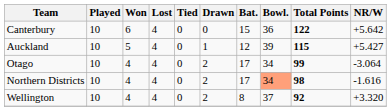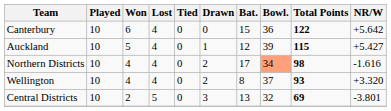- row: (20, 64)
(299, 98) 92 -> (299, 81) 93
+ row: (42, 98)
